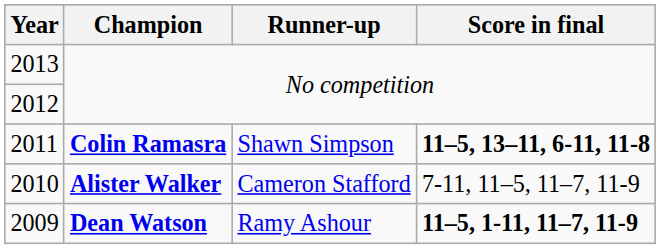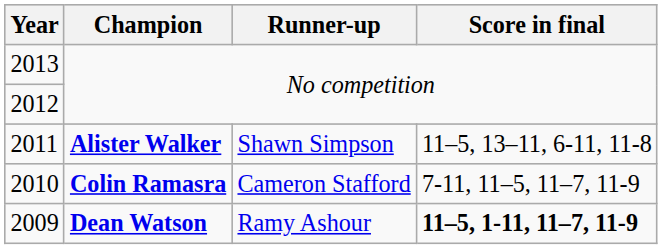(148, 144) Colin Ramasra -> (146, 144) Alister Walker
(536, 144) bold -> (537, 144) normal
(146, 184) Alister Walker -> (148, 184) Colin Ramasra
